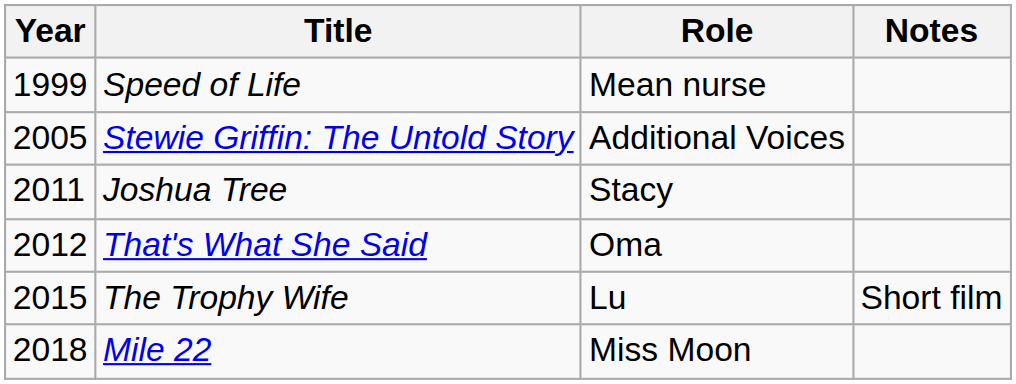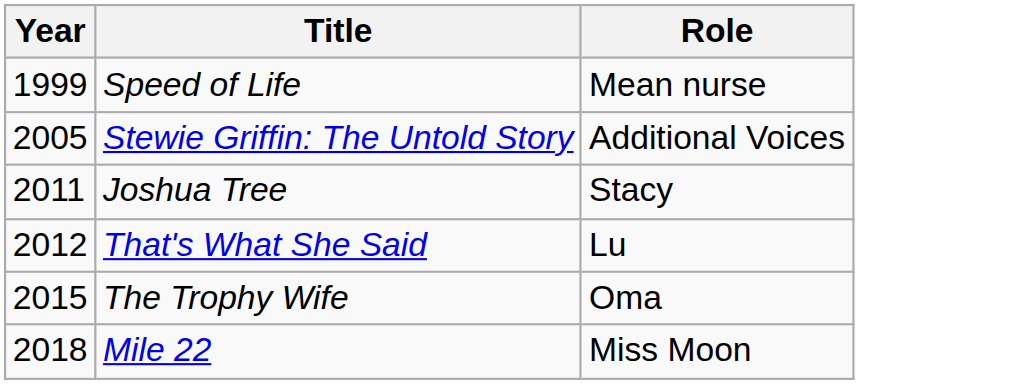- column: (931, 31)
(626, 244) Oma -> (608, 244) Lu
(608, 297) Lu -> (626, 297) Oma
